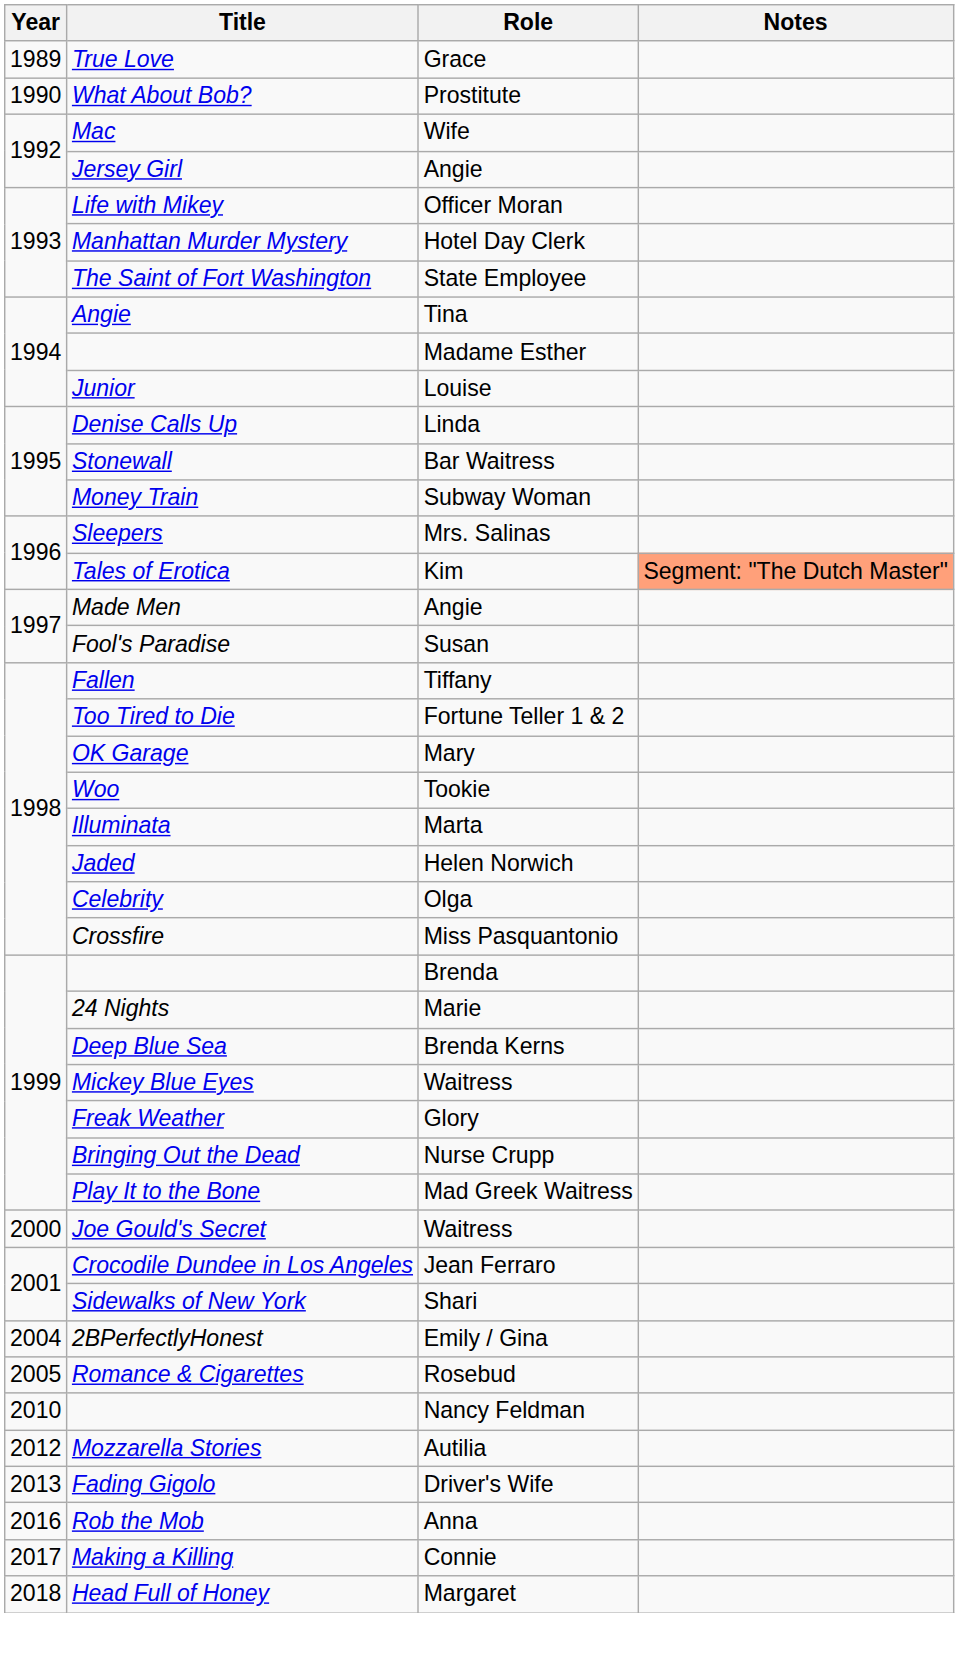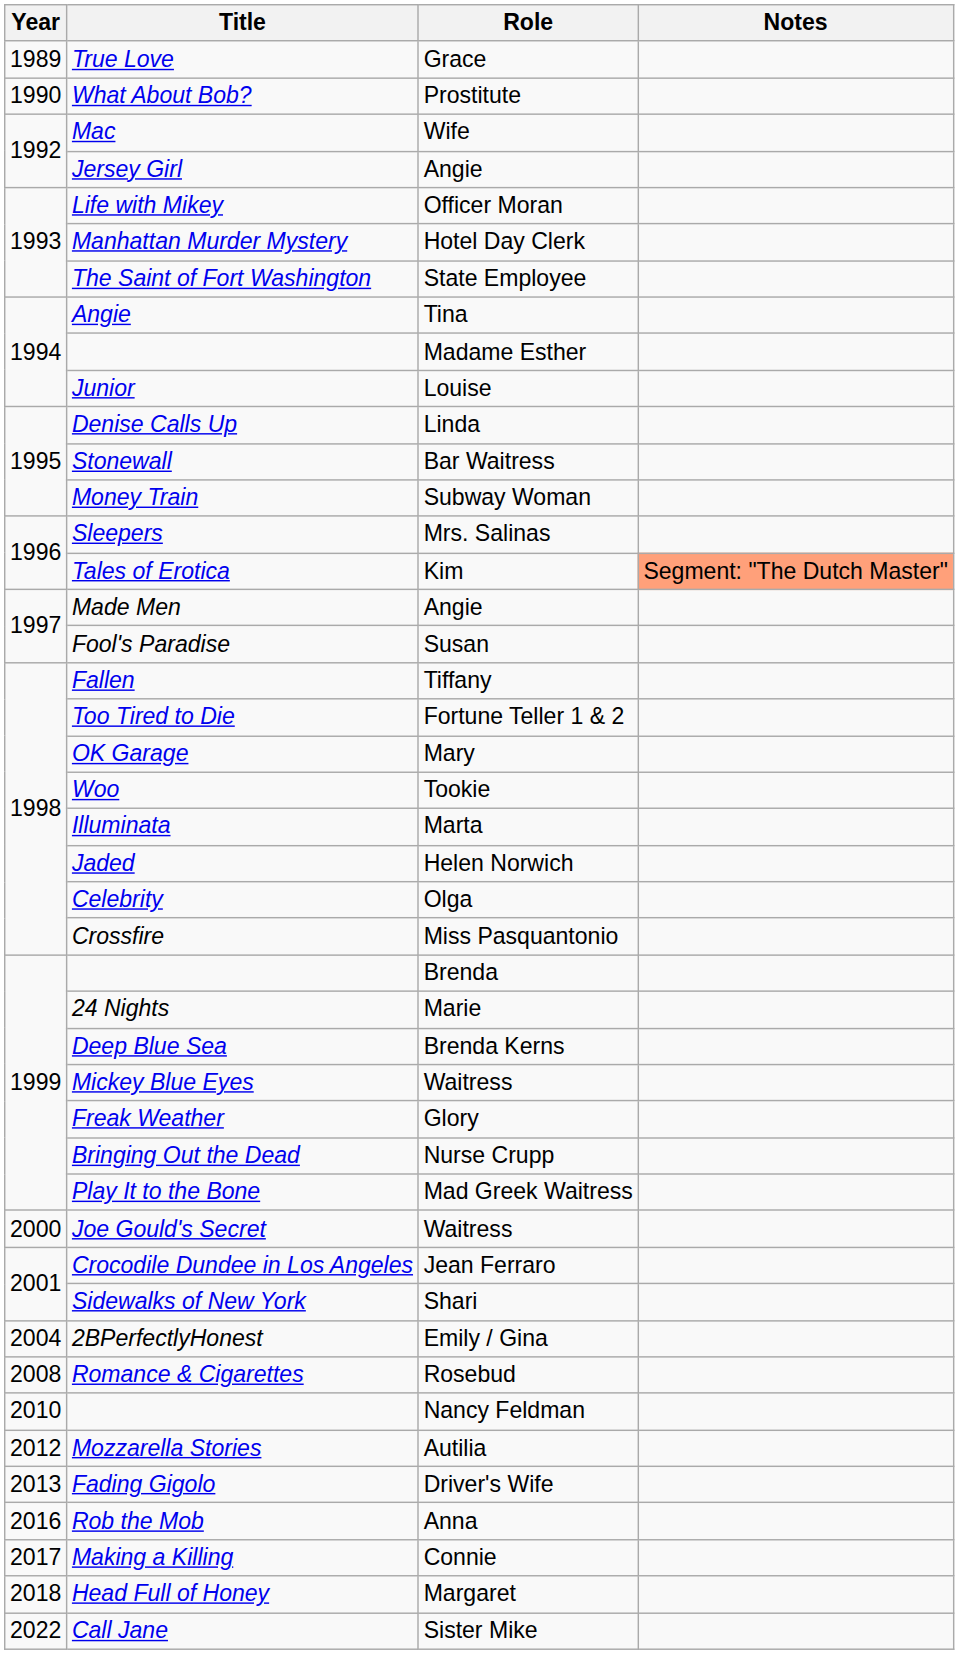(36, 1374) 2005 -> (36, 1374) 2008
+ row: (120, 1630)
